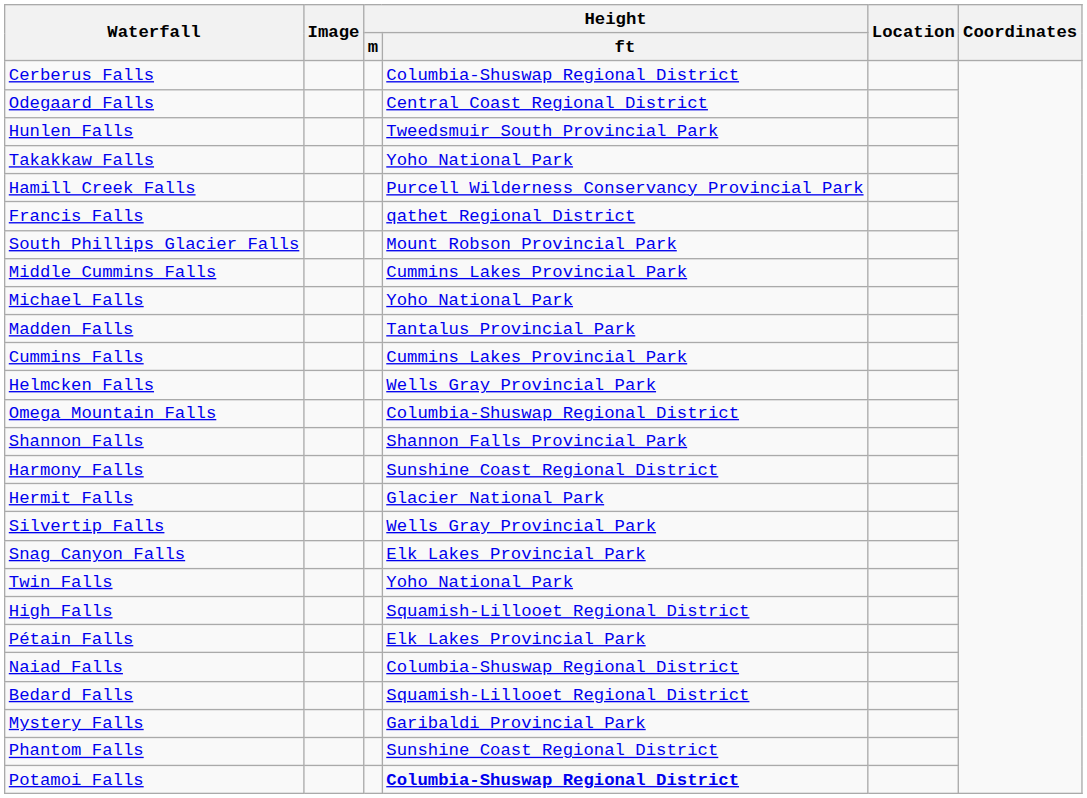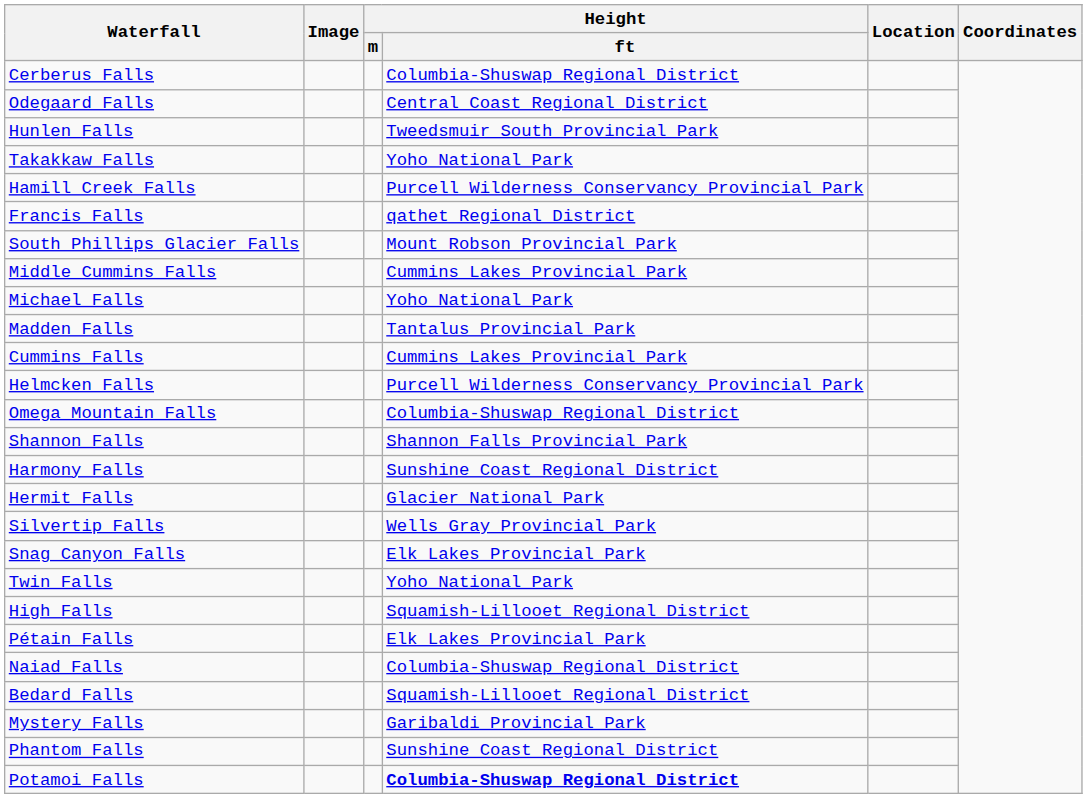(521, 385) Wells Gray Provincial Park -> (625, 385) Purcell Wilderness Conservancy Provincial Park
